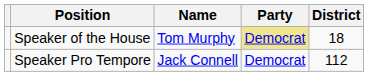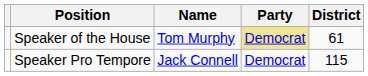(336, 37) 18 -> (336, 37) 61
(336, 60) 112 -> (336, 60) 115
